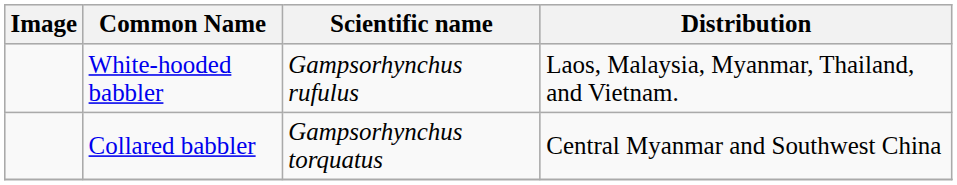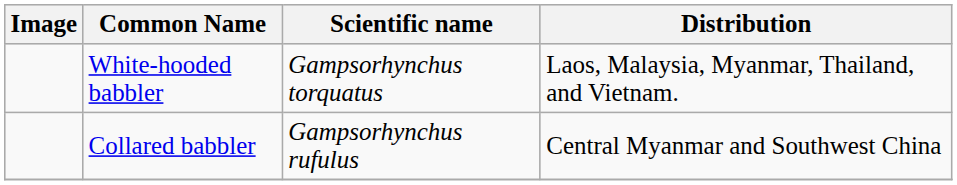(375, 77) Gampsorhynchus rufulus -> (375, 77) Gampsorhynchus torquatus
(375, 145) Gampsorhynchus torquatus -> (375, 145) Gampsorhynchus rufulus
